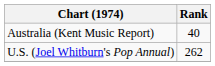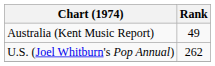(194, 33) 40 -> (194, 33) 49
